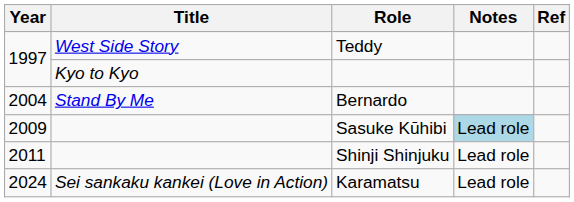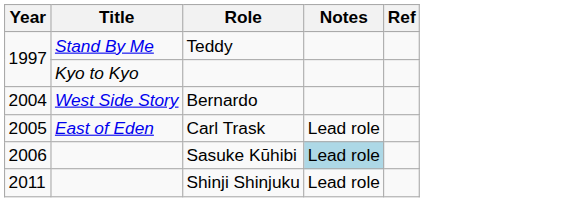(117, 45) West Side Story -> (104, 45) Stand By Me
(104, 100) Stand By Me -> (117, 100) West Side Story
+ row: (226, 127)
(28, 127) 2009 -> (28, 155) 2006
- row: (378, 182)
